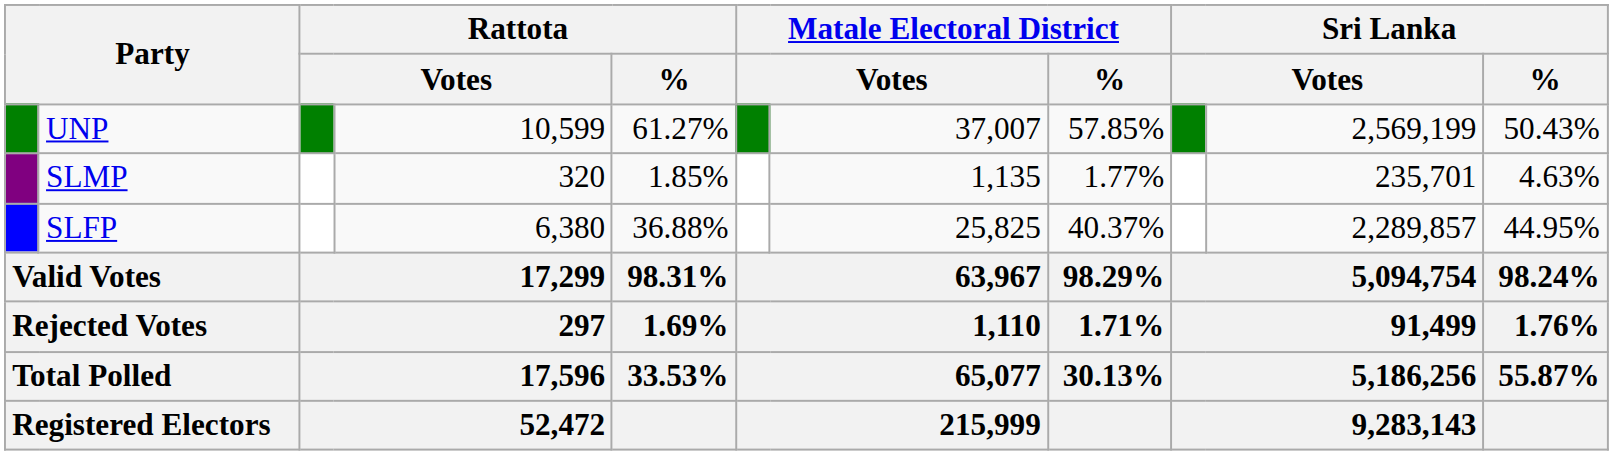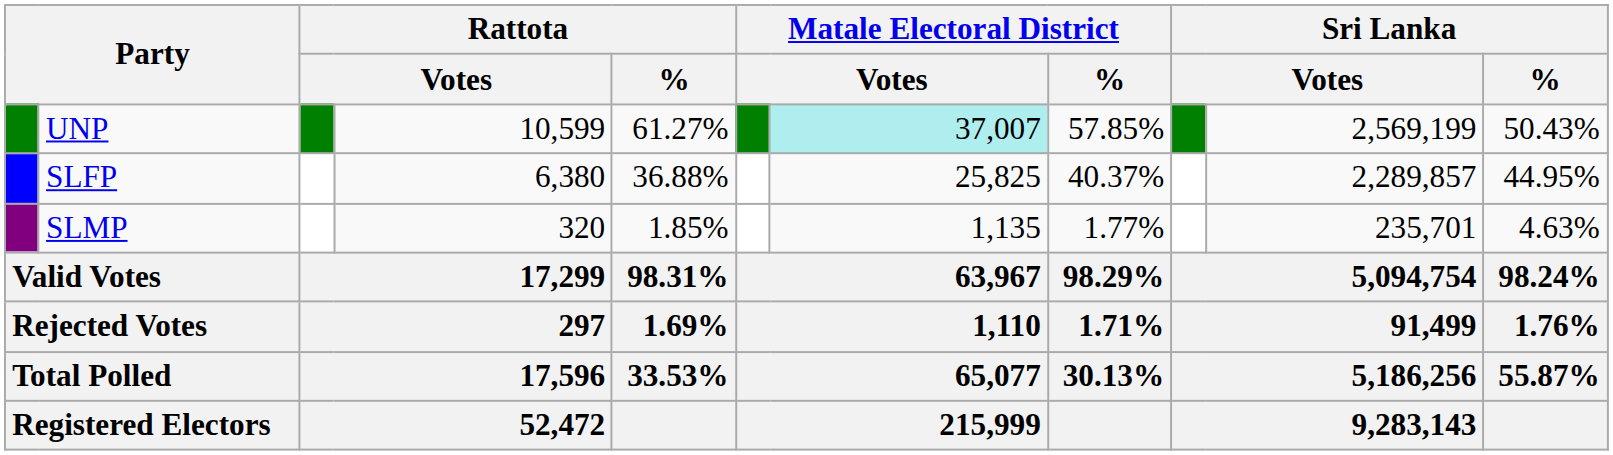(998, 128) no background -> (998, 128) paleturquoise background
rows swapped: (82, 227) <-> (87, 177)
